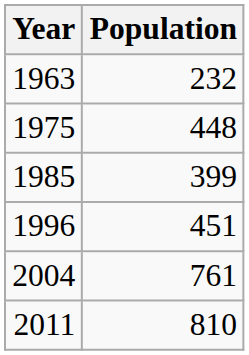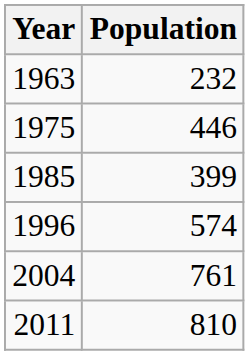(213, 127) 448 -> (213, 127) 446
(213, 226) 451 -> (213, 226) 574
